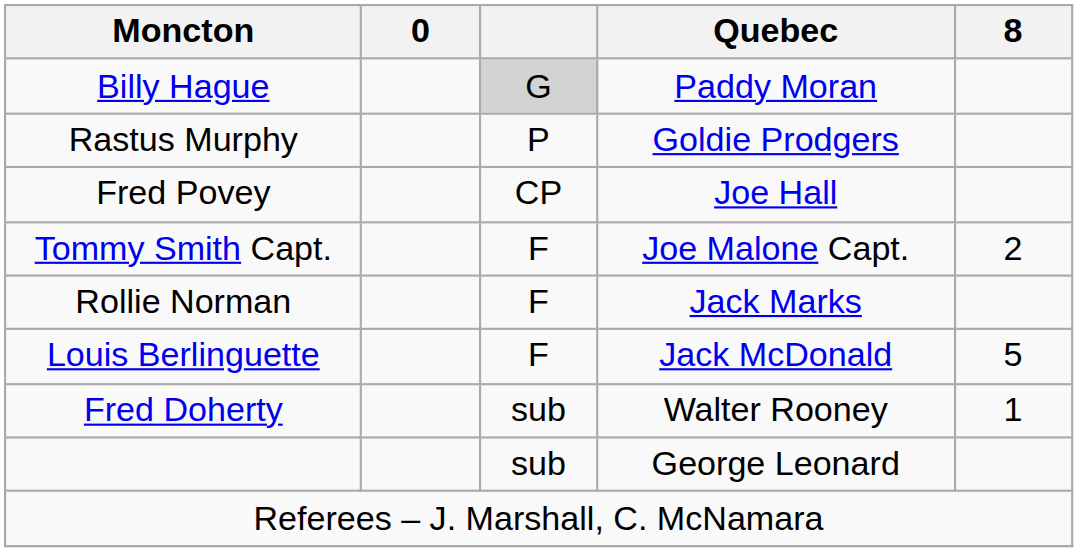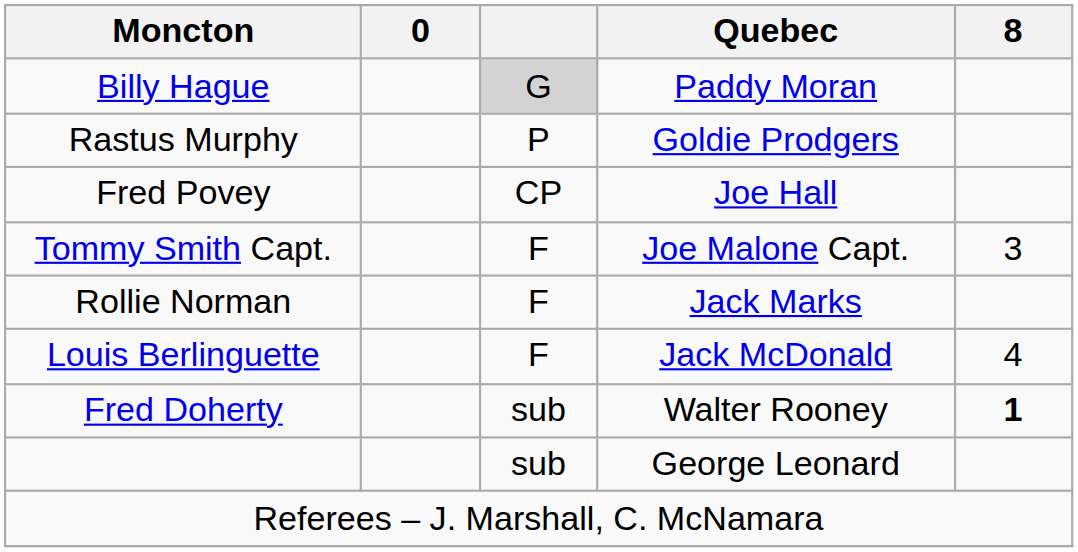(1013, 247) 2 -> (1013, 247) 3
(1013, 355) 5 -> (1013, 355) 4
(1013, 409) normal -> (1013, 409) bold
